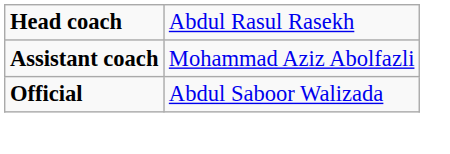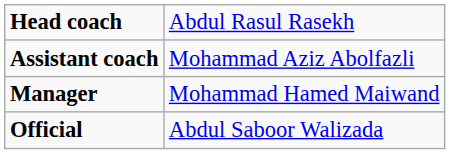+ row: (54, 93)
